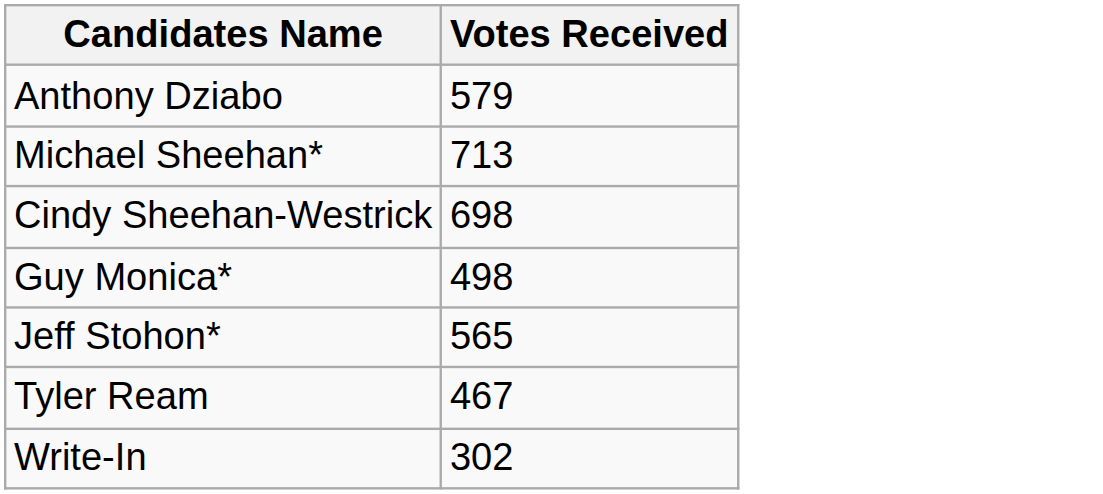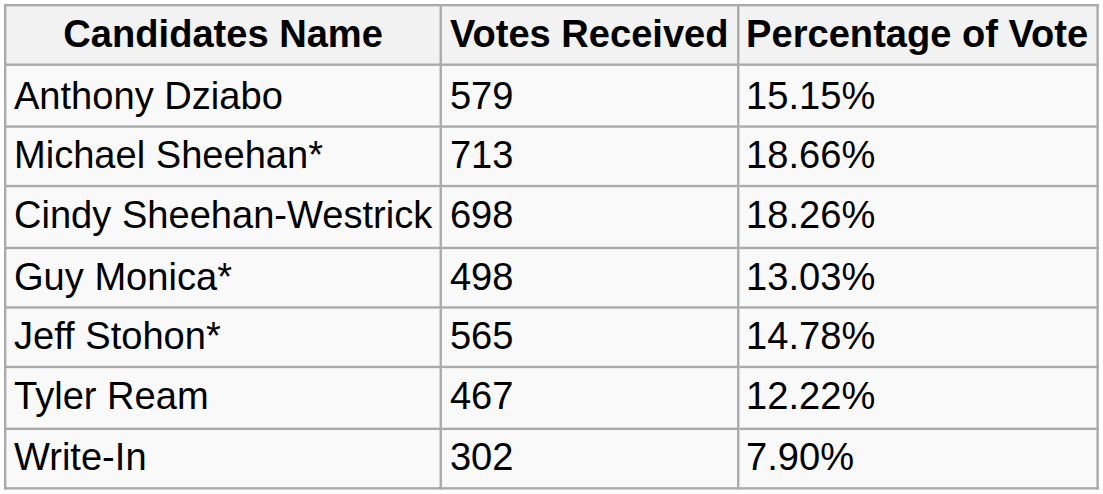+ column: (917, 34)
